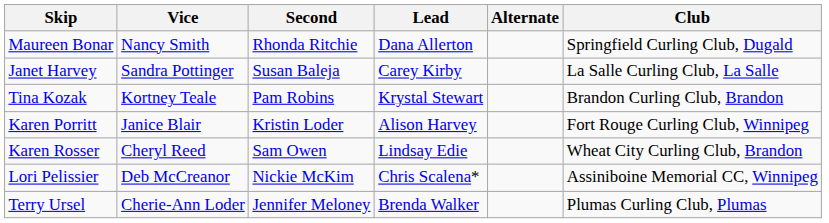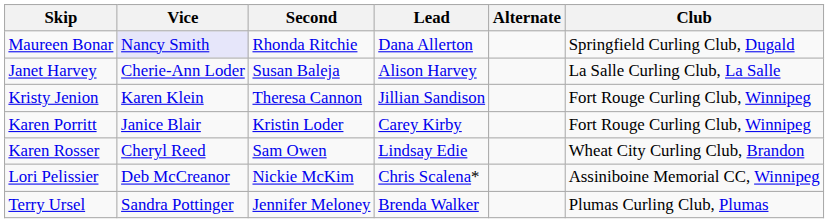(165, 44) no background -> (165, 44) lavender background
(177, 71) Sandra Pottinger -> (183, 71) Cherie-Ann Loder
(420, 71) Carey Kirby -> (427, 71) Alison Harvey
+ row: (53, 97)
- row: (48, 97)
(427, 124) Alison Harvey -> (420, 124) Carey Kirby
(183, 204) Cherie-Ann Loder -> (177, 204) Sandra Pottinger
